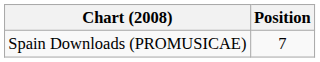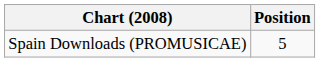(282, 43) 7 -> (282, 43) 5
